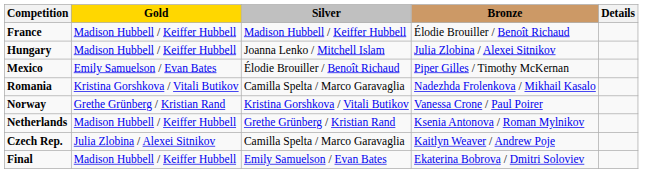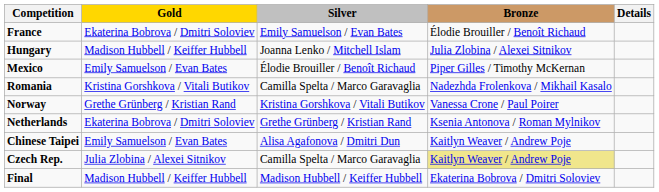(155, 31) Madison Hubbell / Keiffer Hubbell -> (169, 31) Ekaterina Bobrova / Dmitri Soloviev
(325, 31) Madison Hubbell / Keiffer Hubbell -> (331, 31) Emily Samuelson / Evan Bates
(155, 123) Madison Hubbell / Keiffer Hubbell -> (169, 123) Ekaterina Bobrova / Dmitri Soloviev
+ row: (43, 141)
(485, 141) no background -> (501, 159) khaki background
(315, 159) Emily Samuelson / Evan Bates -> (341, 178) Madison Hubbell / Keiffer Hubbell
